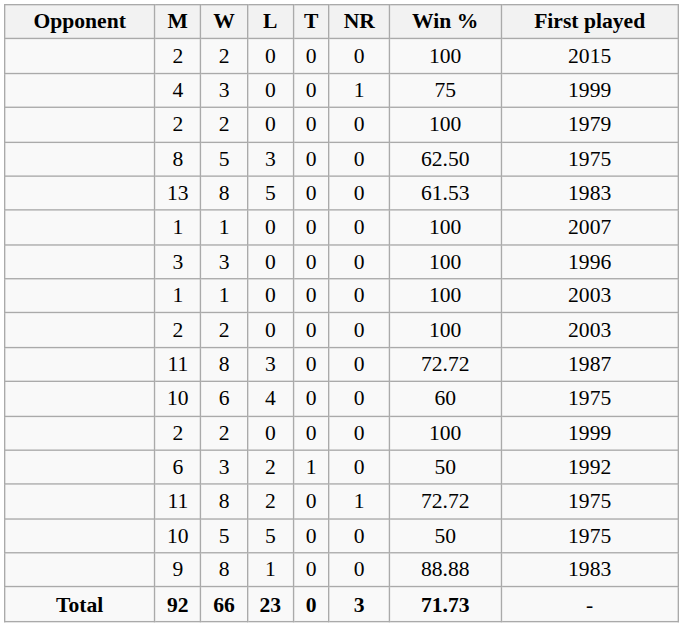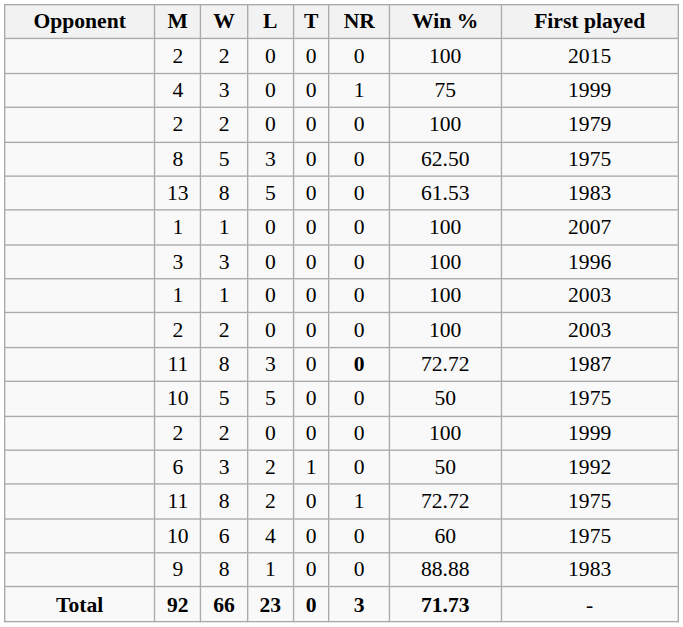(359, 364) normal -> (359, 364) bold
rows swapped: (178, 398) <-> (178, 535)
